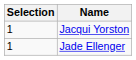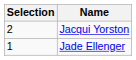(10, 30) 1 -> (10, 30) 2
